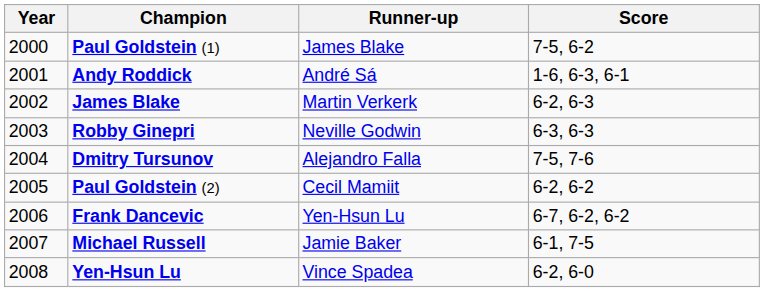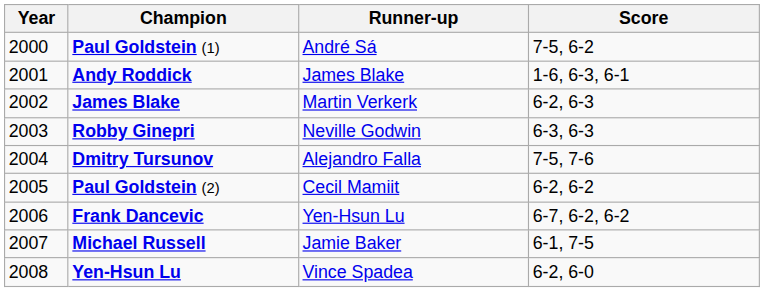(353, 46) James Blake -> (340, 46) André Sá
(340, 74) André Sá -> (353, 74) James Blake
